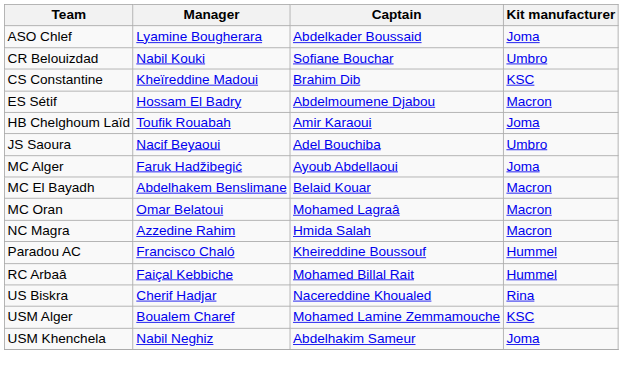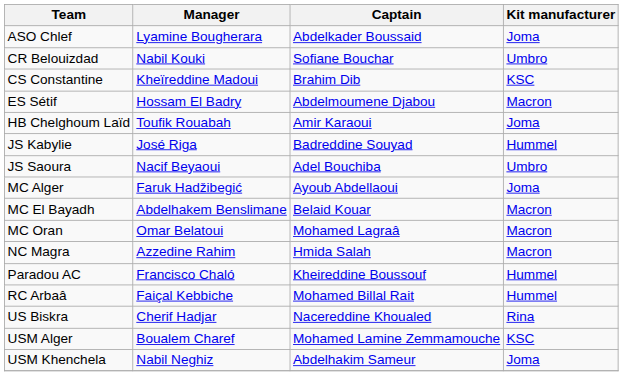+ row: (40, 144)
